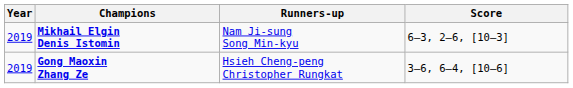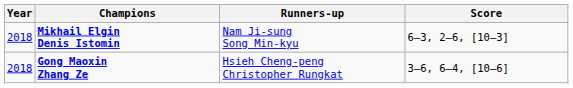(20, 37) 2019 -> (20, 37) 2018
(20, 67) 2019 -> (20, 67) 2018
